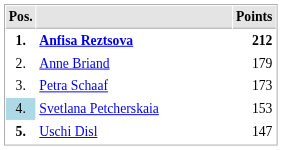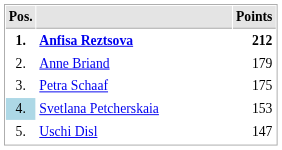(262, 86) 173 -> (262, 86) 175
(21, 131) bold -> (21, 131) normal
